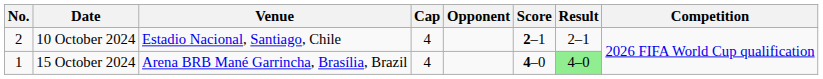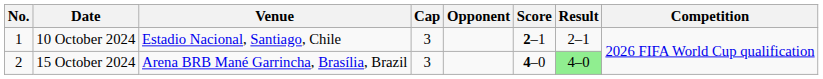(19, 39) 2 -> (19, 39) 1
(427, 39) 4 -> (427, 39) 3
(19, 62) 1 -> (19, 62) 2
(427, 62) 4 -> (427, 62) 3
